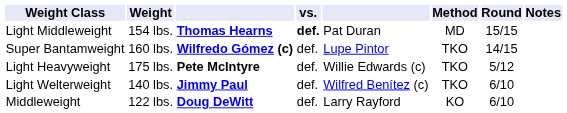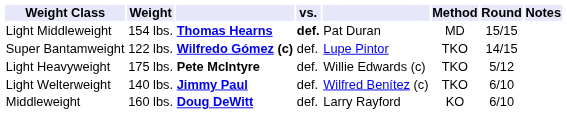(151, 49) 160 lbs. -> (151, 49) 122 lbs.
(151, 102) 122 lbs. -> (151, 102) 160 lbs.
